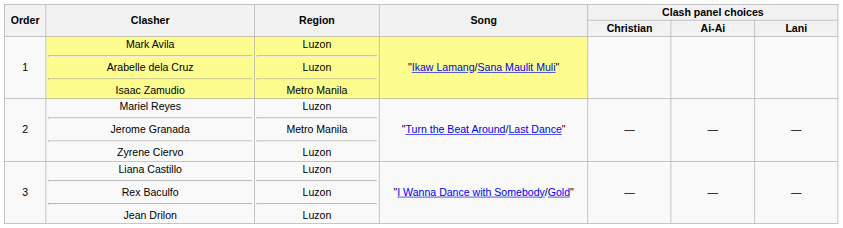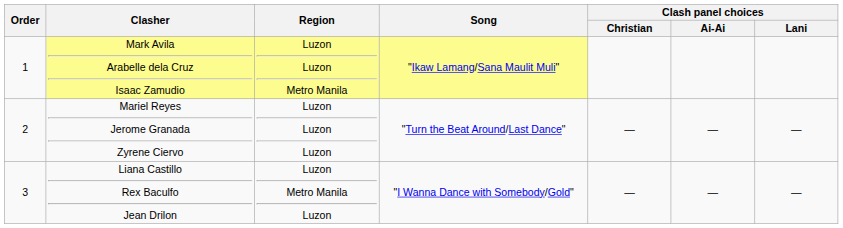(317, 130) Luzon Metro Manila Luzon -> (317, 130) Luzon Luzon Luzon
(317, 192) Luzon Luzon Luzon -> (317, 192) Luzon Metro Manila Luzon
